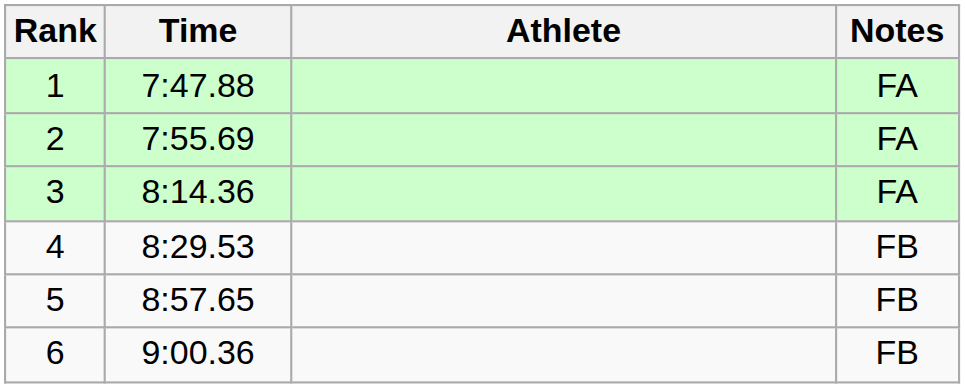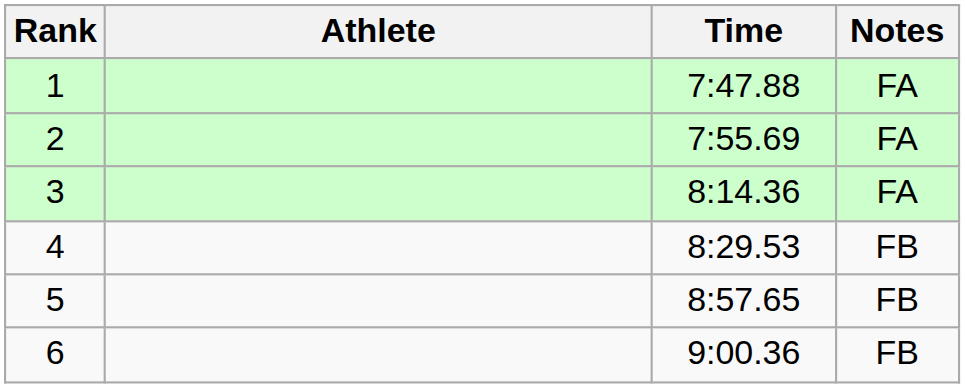columns swapped: (564, 31) <-> (198, 31)
